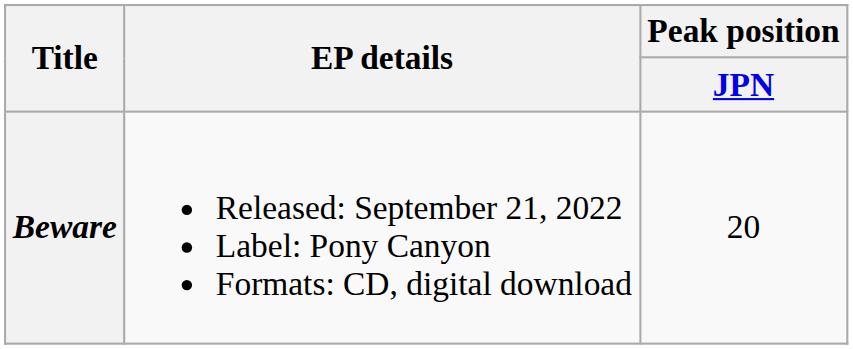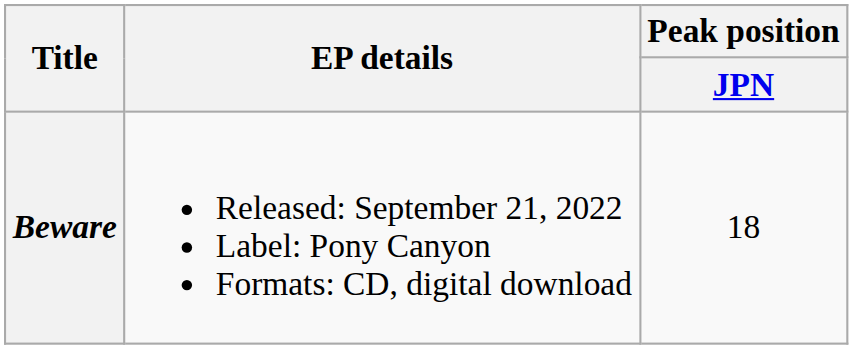(744, 226) 20 -> (744, 226) 18
